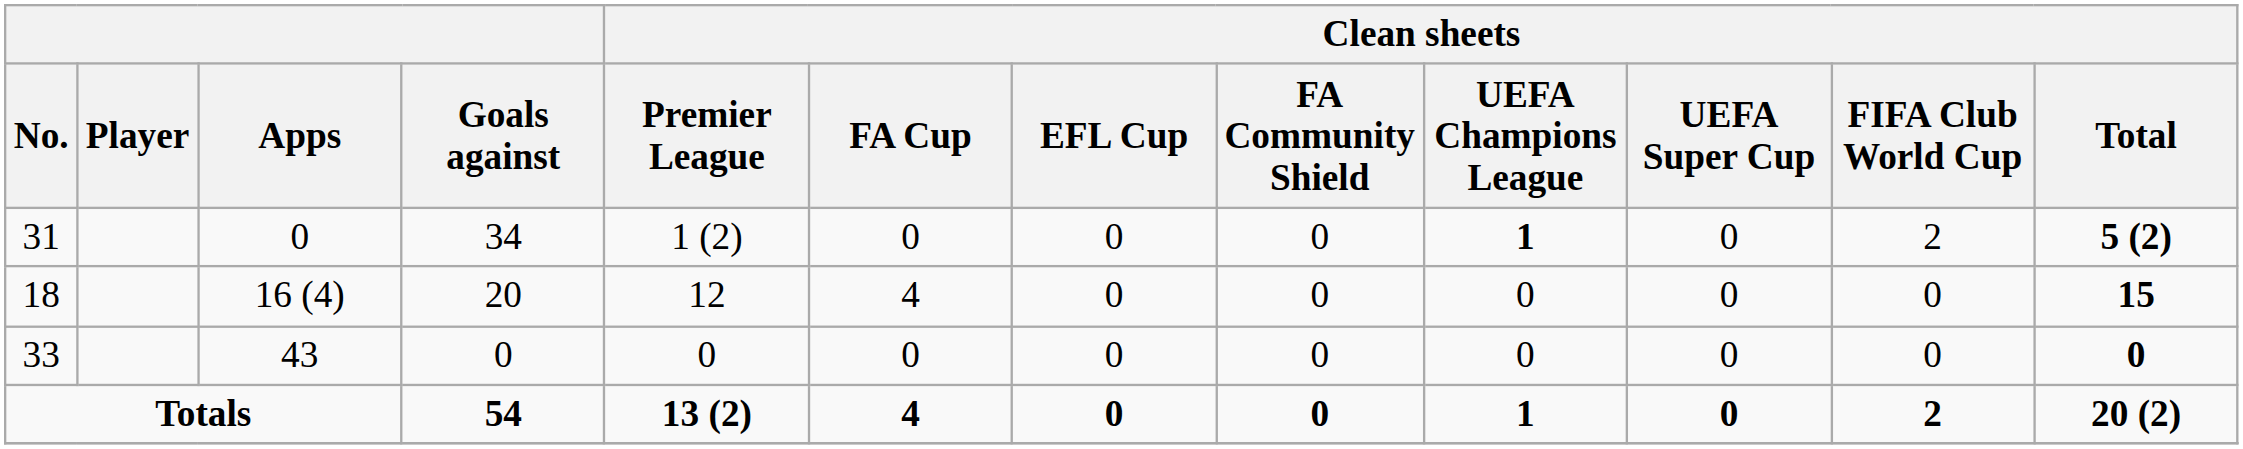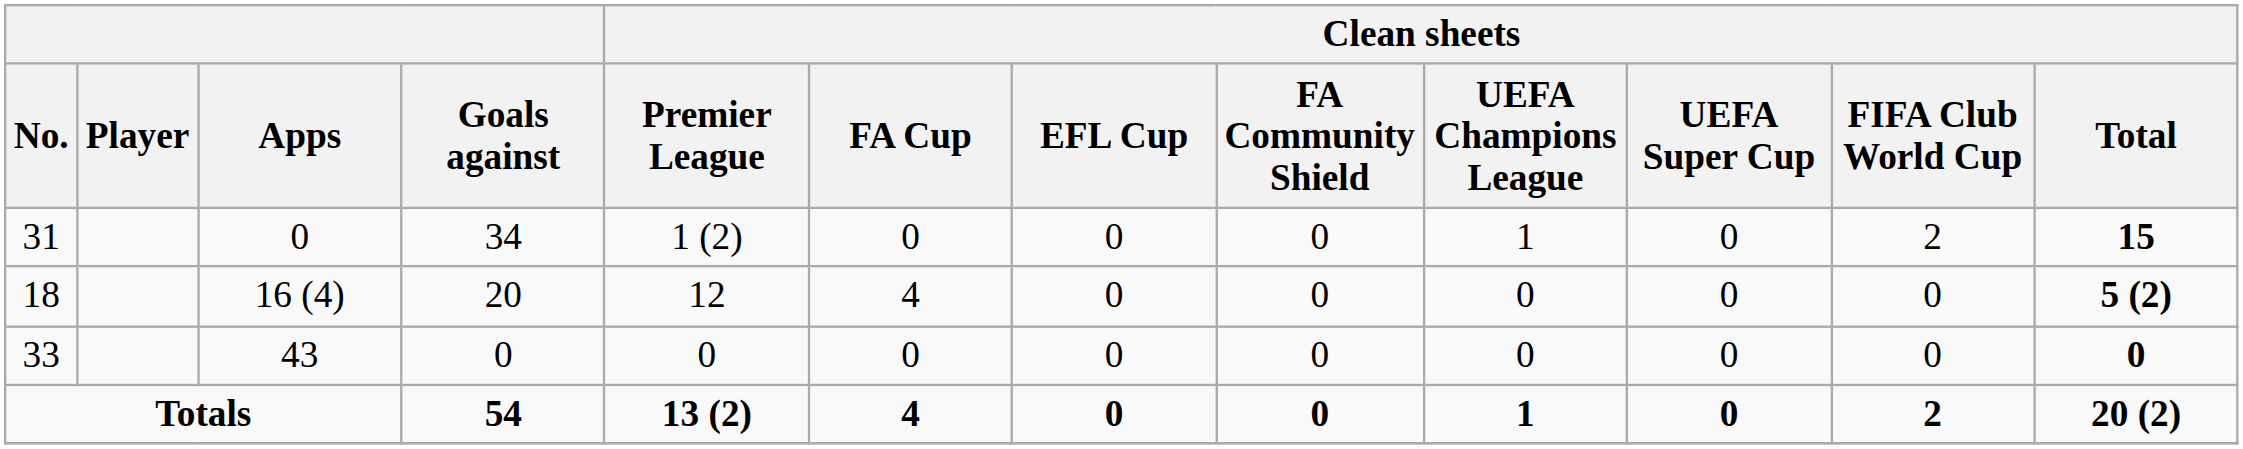(1525, 236) bold -> (1525, 236) normal
(2136, 236) 5 (2) -> (2136, 236) 15
(2136, 295) 15 -> (2136, 295) 5 (2)
